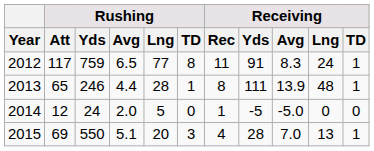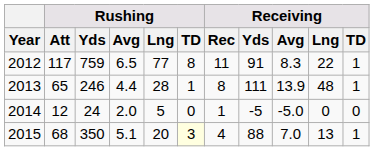(326, 63) 24 -> (326, 63) 22
(60, 134) 69 -> (60, 134) 68
(92, 134) 550 -> (92, 134) 350
(191, 134) no background -> (191, 134) lightyellow background
(256, 134) 28 -> (256, 134) 88
